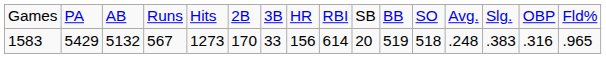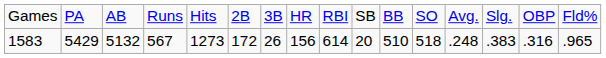(244, 41) 170 -> (244, 41) 172
(273, 41) 33 -> (273, 41) 26
(396, 41) 519 -> (396, 41) 510
